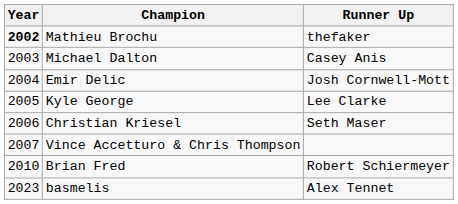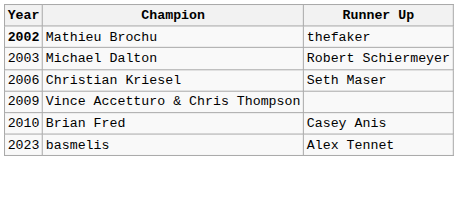(347, 59) Casey Anis -> (378, 59) Robert Schiermeyer
- row: (86, 80)
- row: (90, 102)
(24, 145) 2007 -> (24, 102) 2009
(378, 167) Robert Schiermeyer -> (347, 123) Casey Anis
